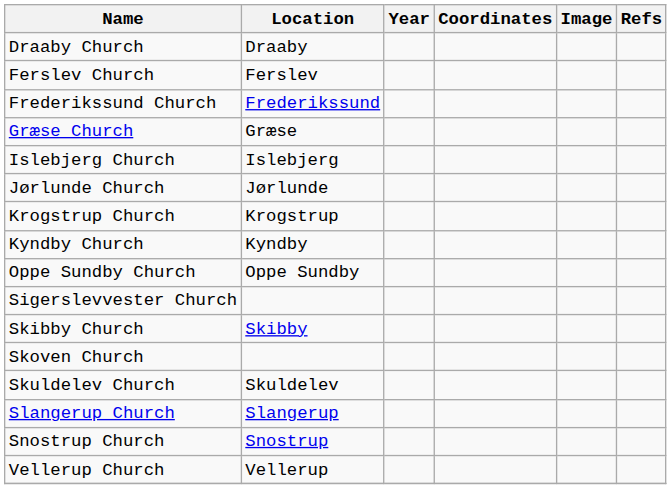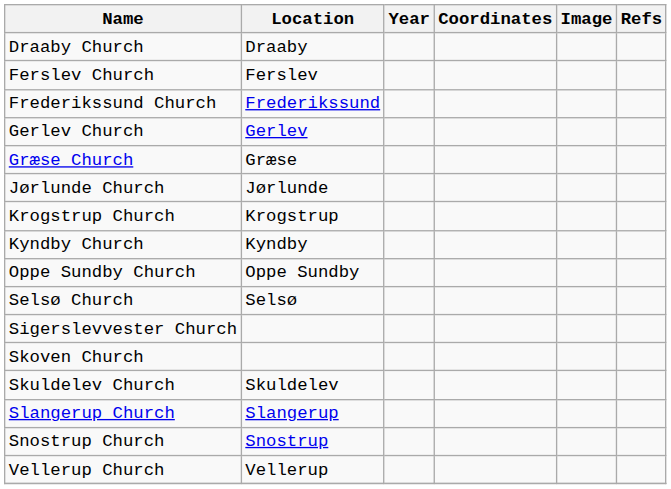+ row: (76, 131)
- row: (92, 160)
+ row: (71, 301)
- row: (76, 329)
